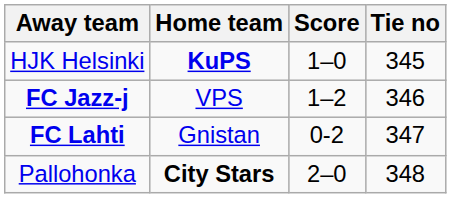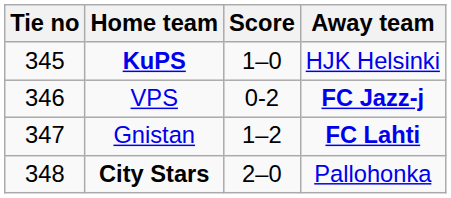columns swapped: (405, 23) <-> (77, 23)
(327, 98) 1–2 -> (262, 98) 0-2
(327, 135) 0-2 -> (262, 135) 1–2
